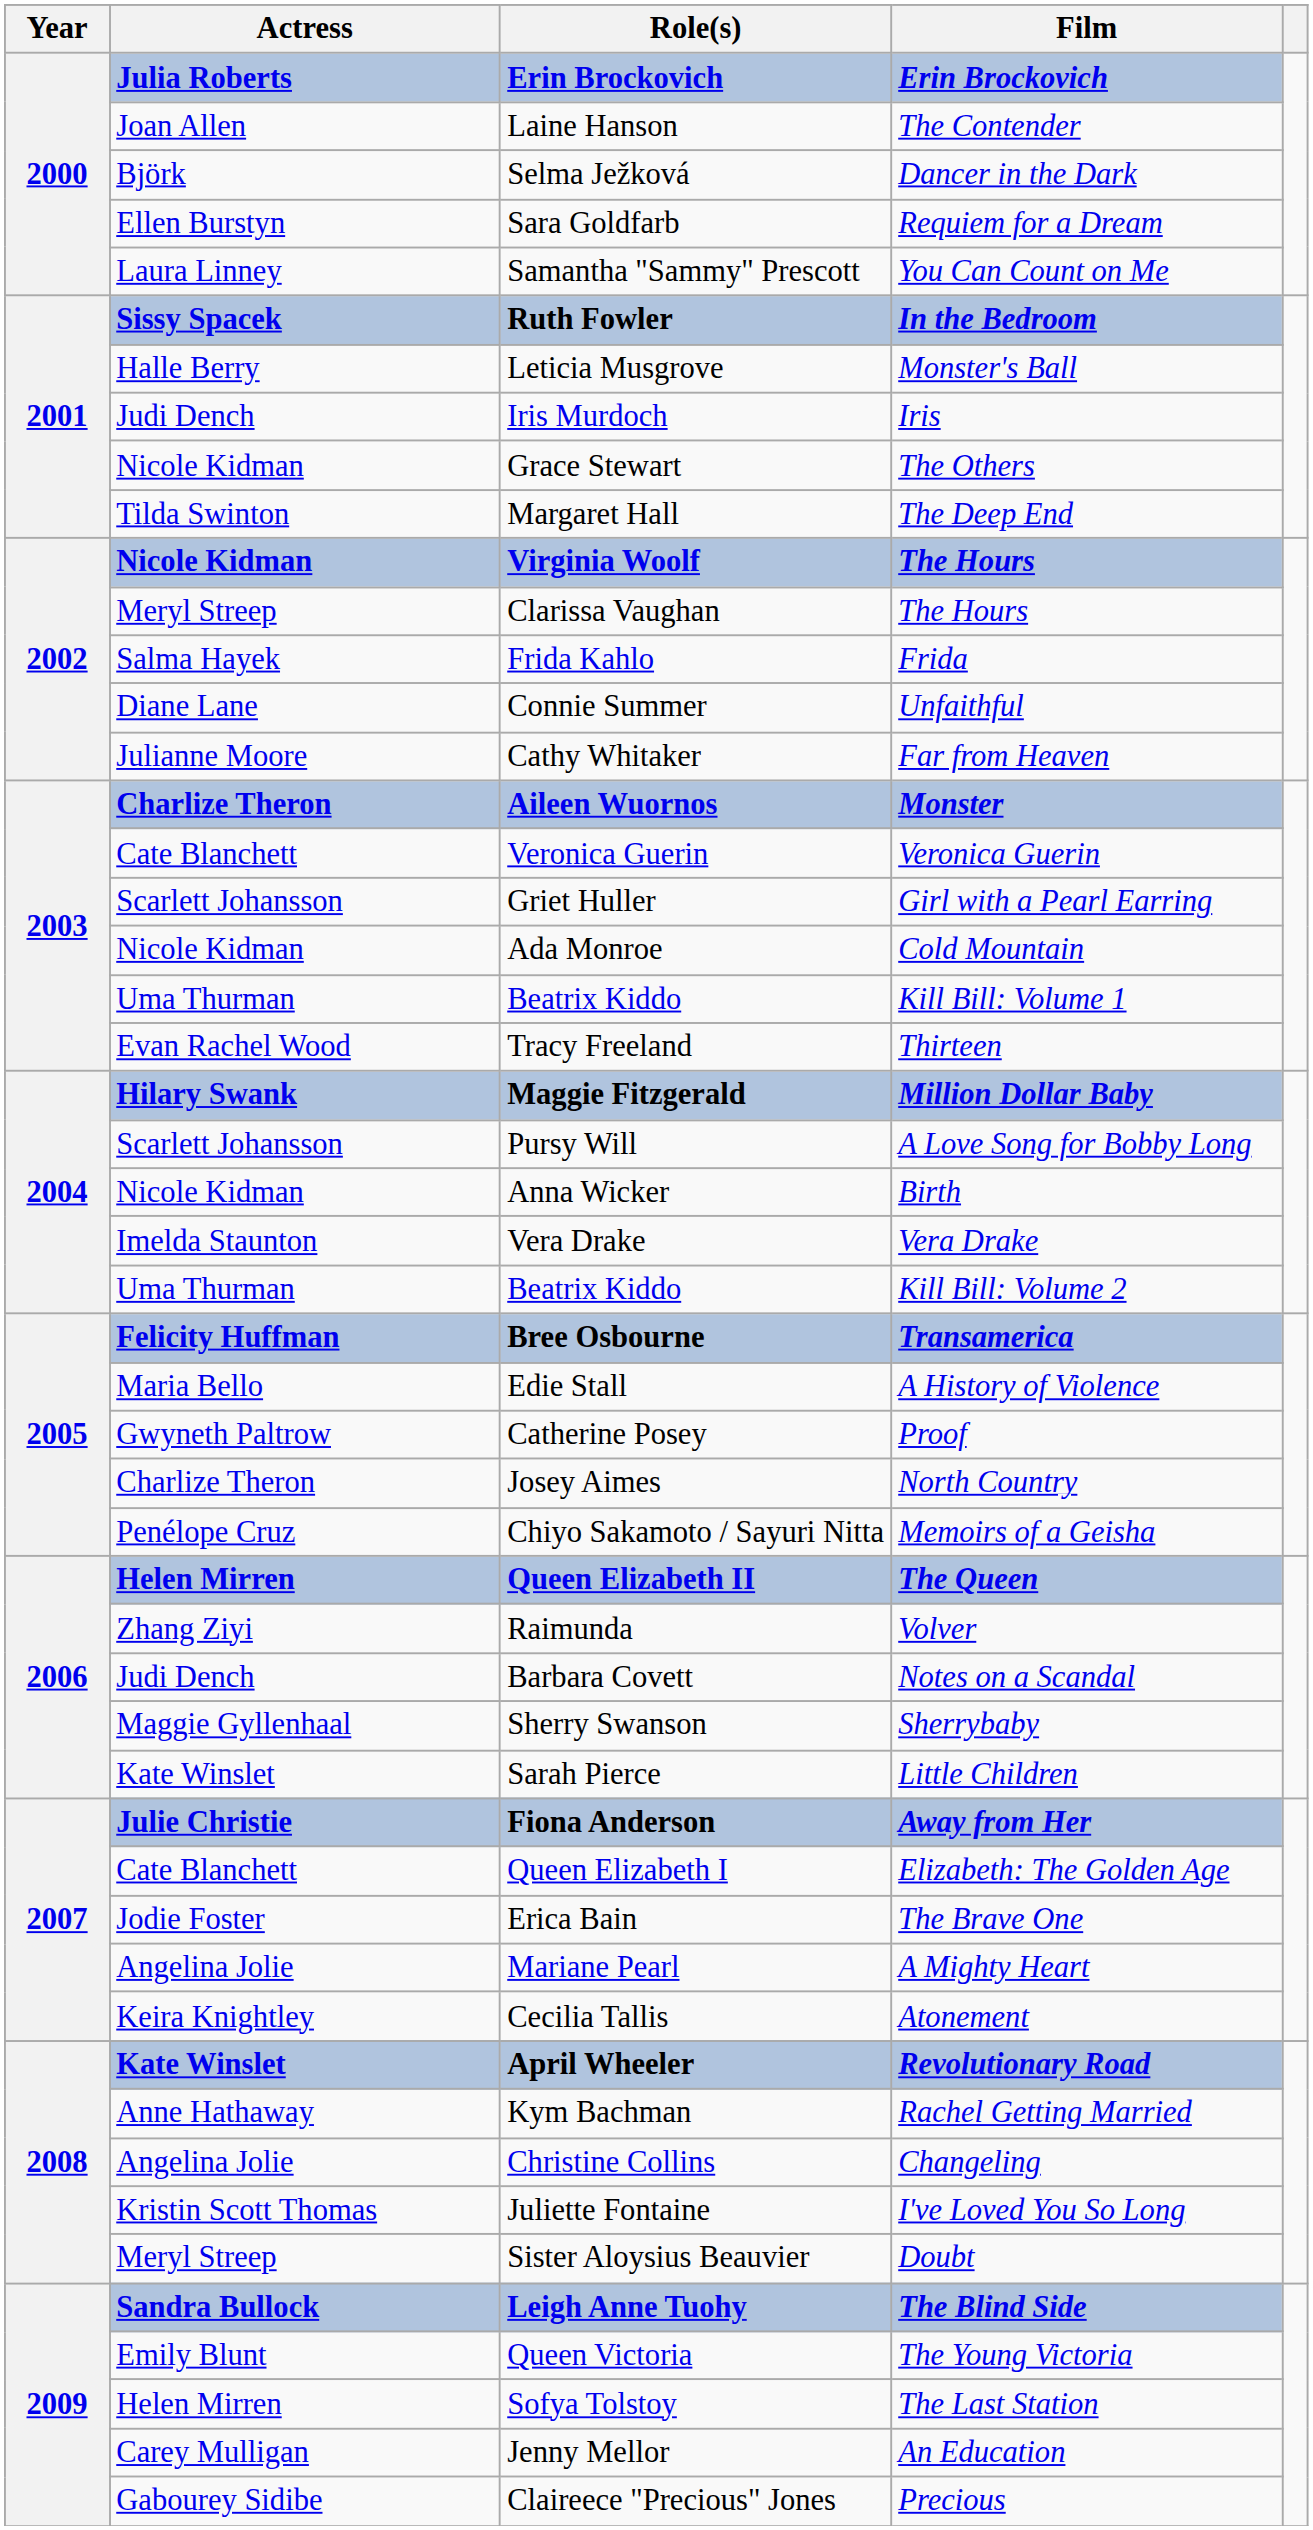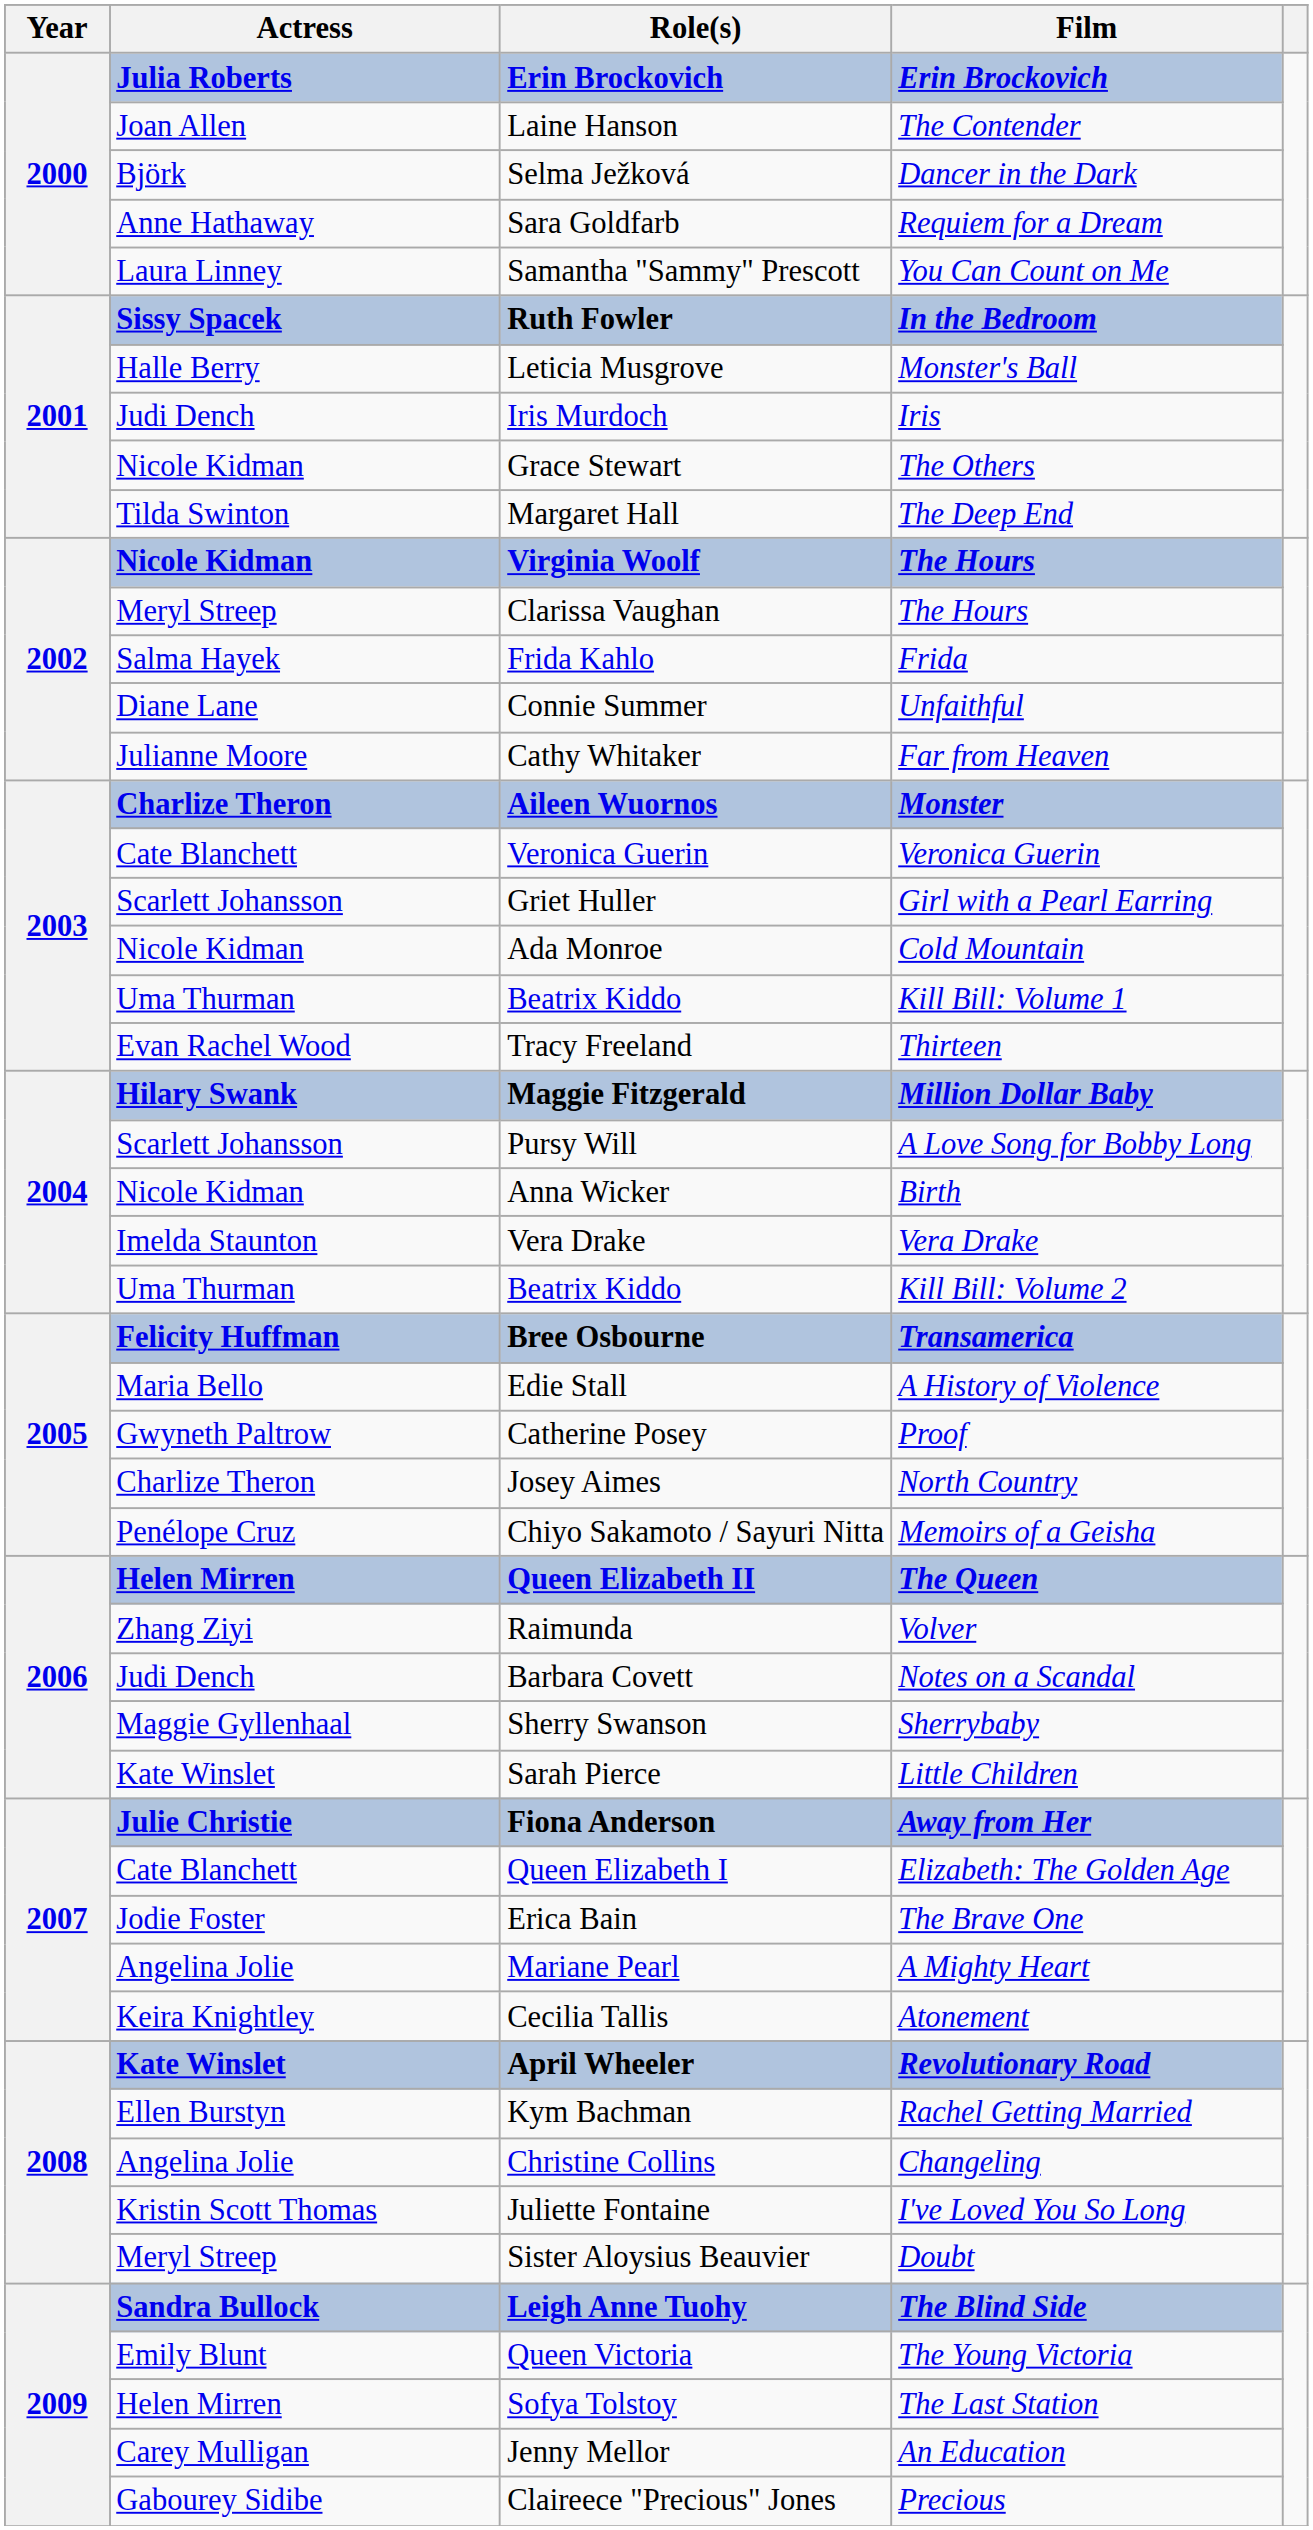(201, 222) Ellen Burstyn -> (215, 222) Anne Hathaway
(215, 2112) Anne Hathaway -> (201, 2112) Ellen Burstyn
